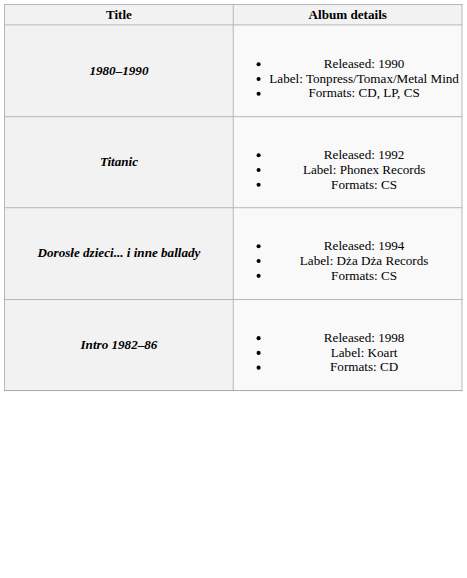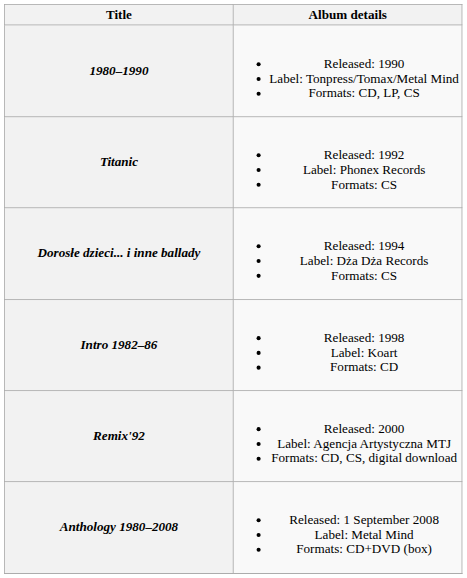+ row: (119, 436)
+ row: (119, 527)
